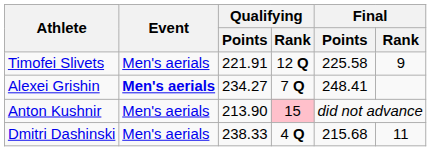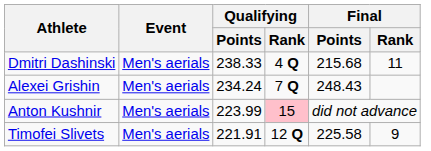rows swapped: (62, 134) <-> (56, 63)
(169, 87) bold -> (166, 87) normal
(245, 87) 234.27 -> (239, 87) 234.24
(345, 87) 248.41 -> (339, 87) 248.43
(245, 110) 213.90 -> (239, 110) 223.99
